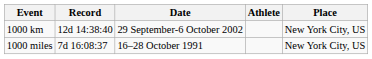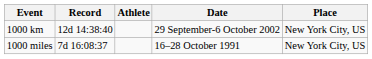columns swapped: (264, 12) <-> (180, 12)
